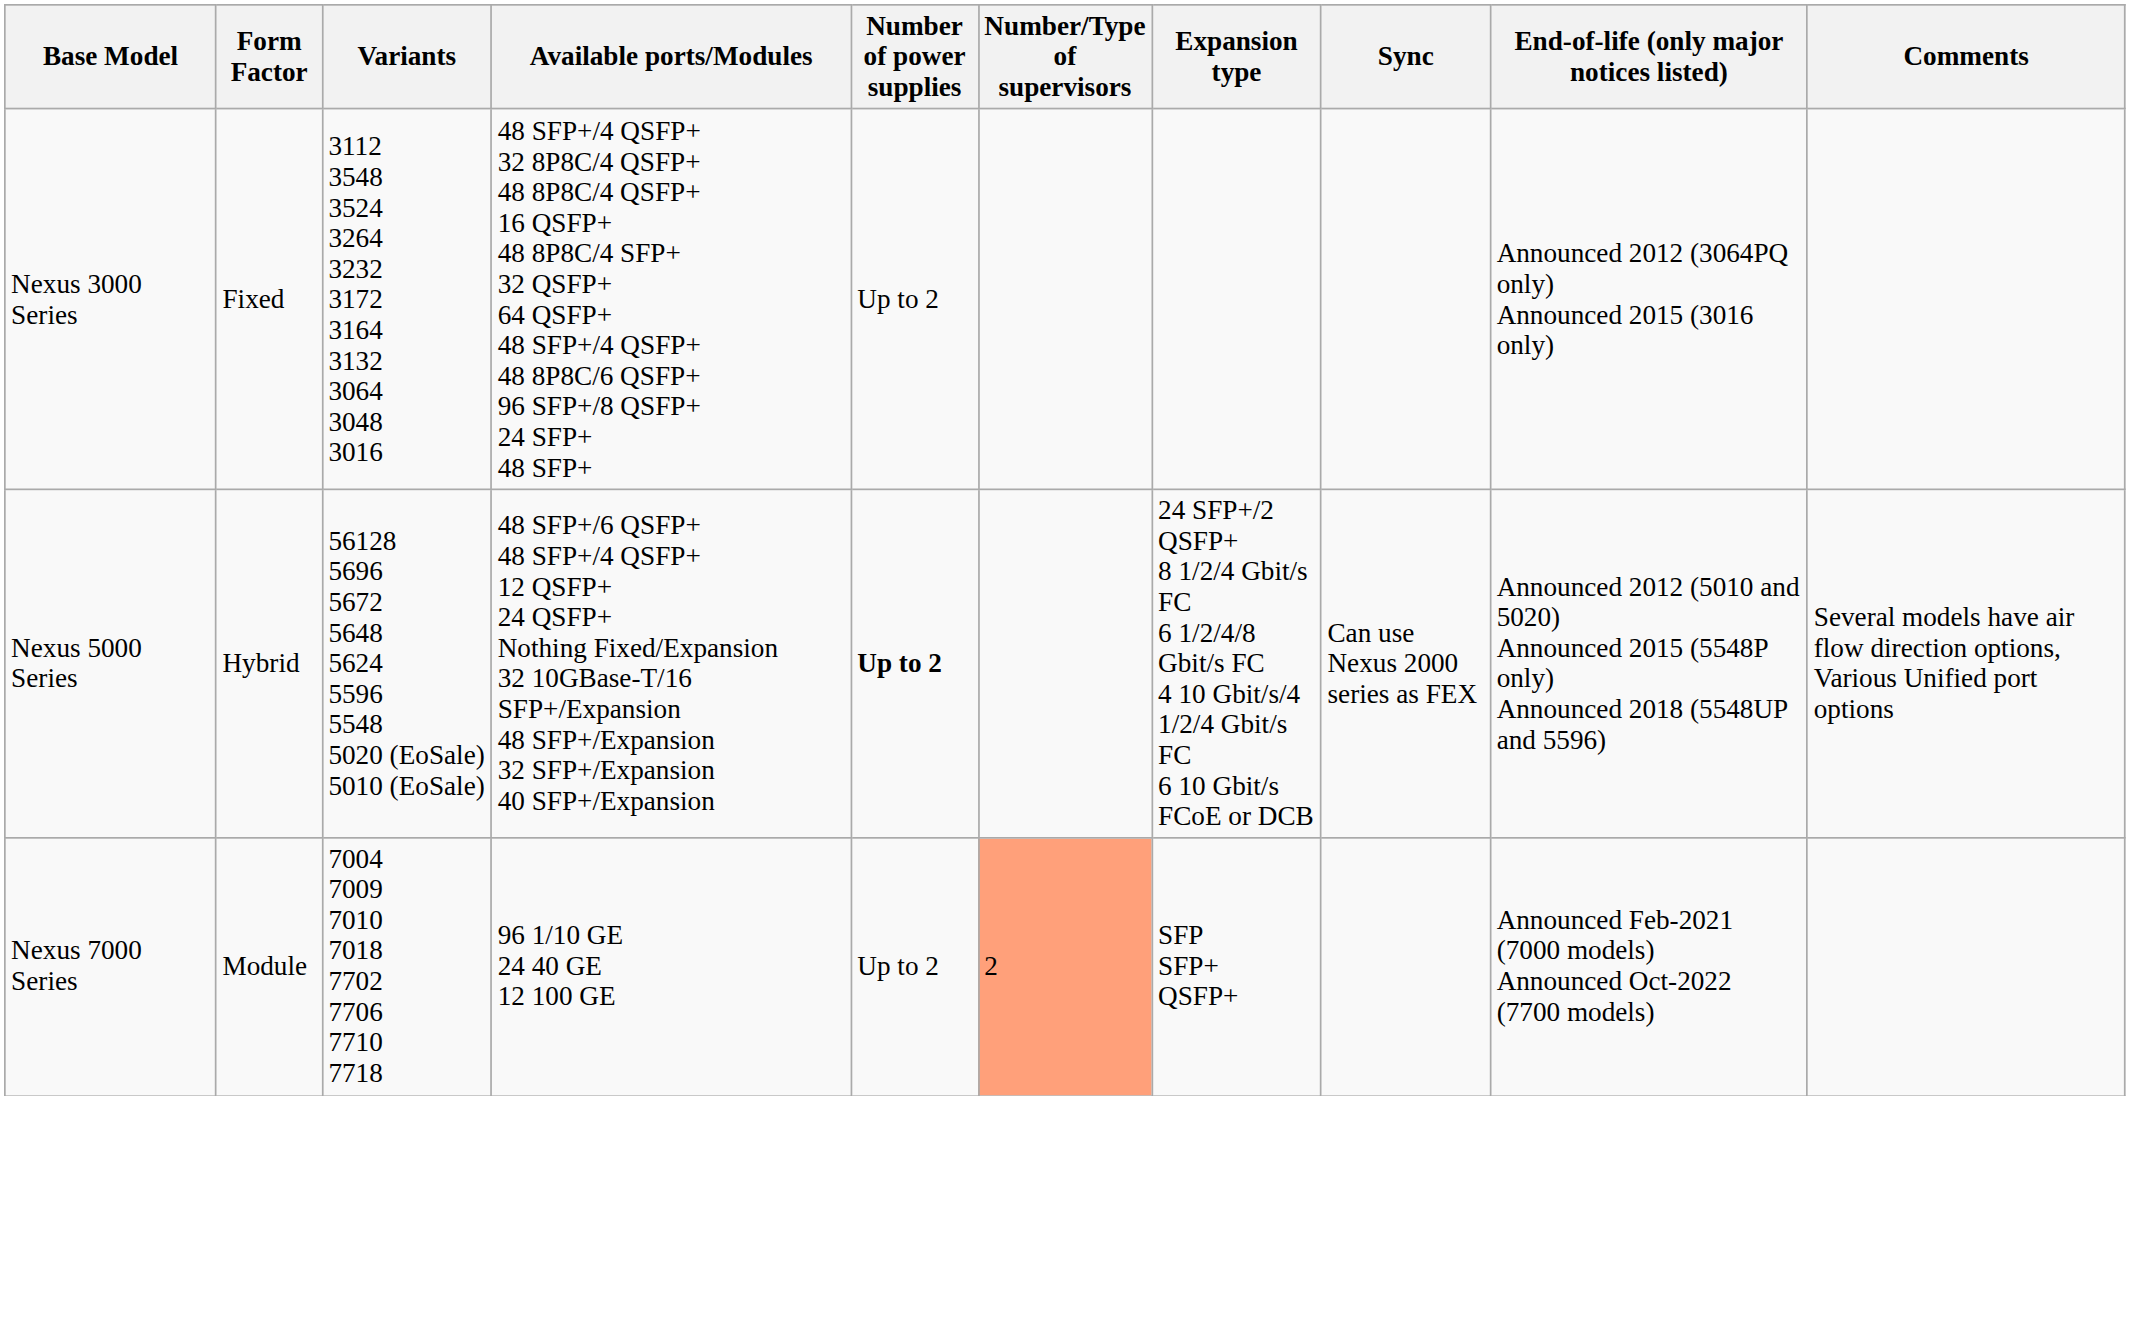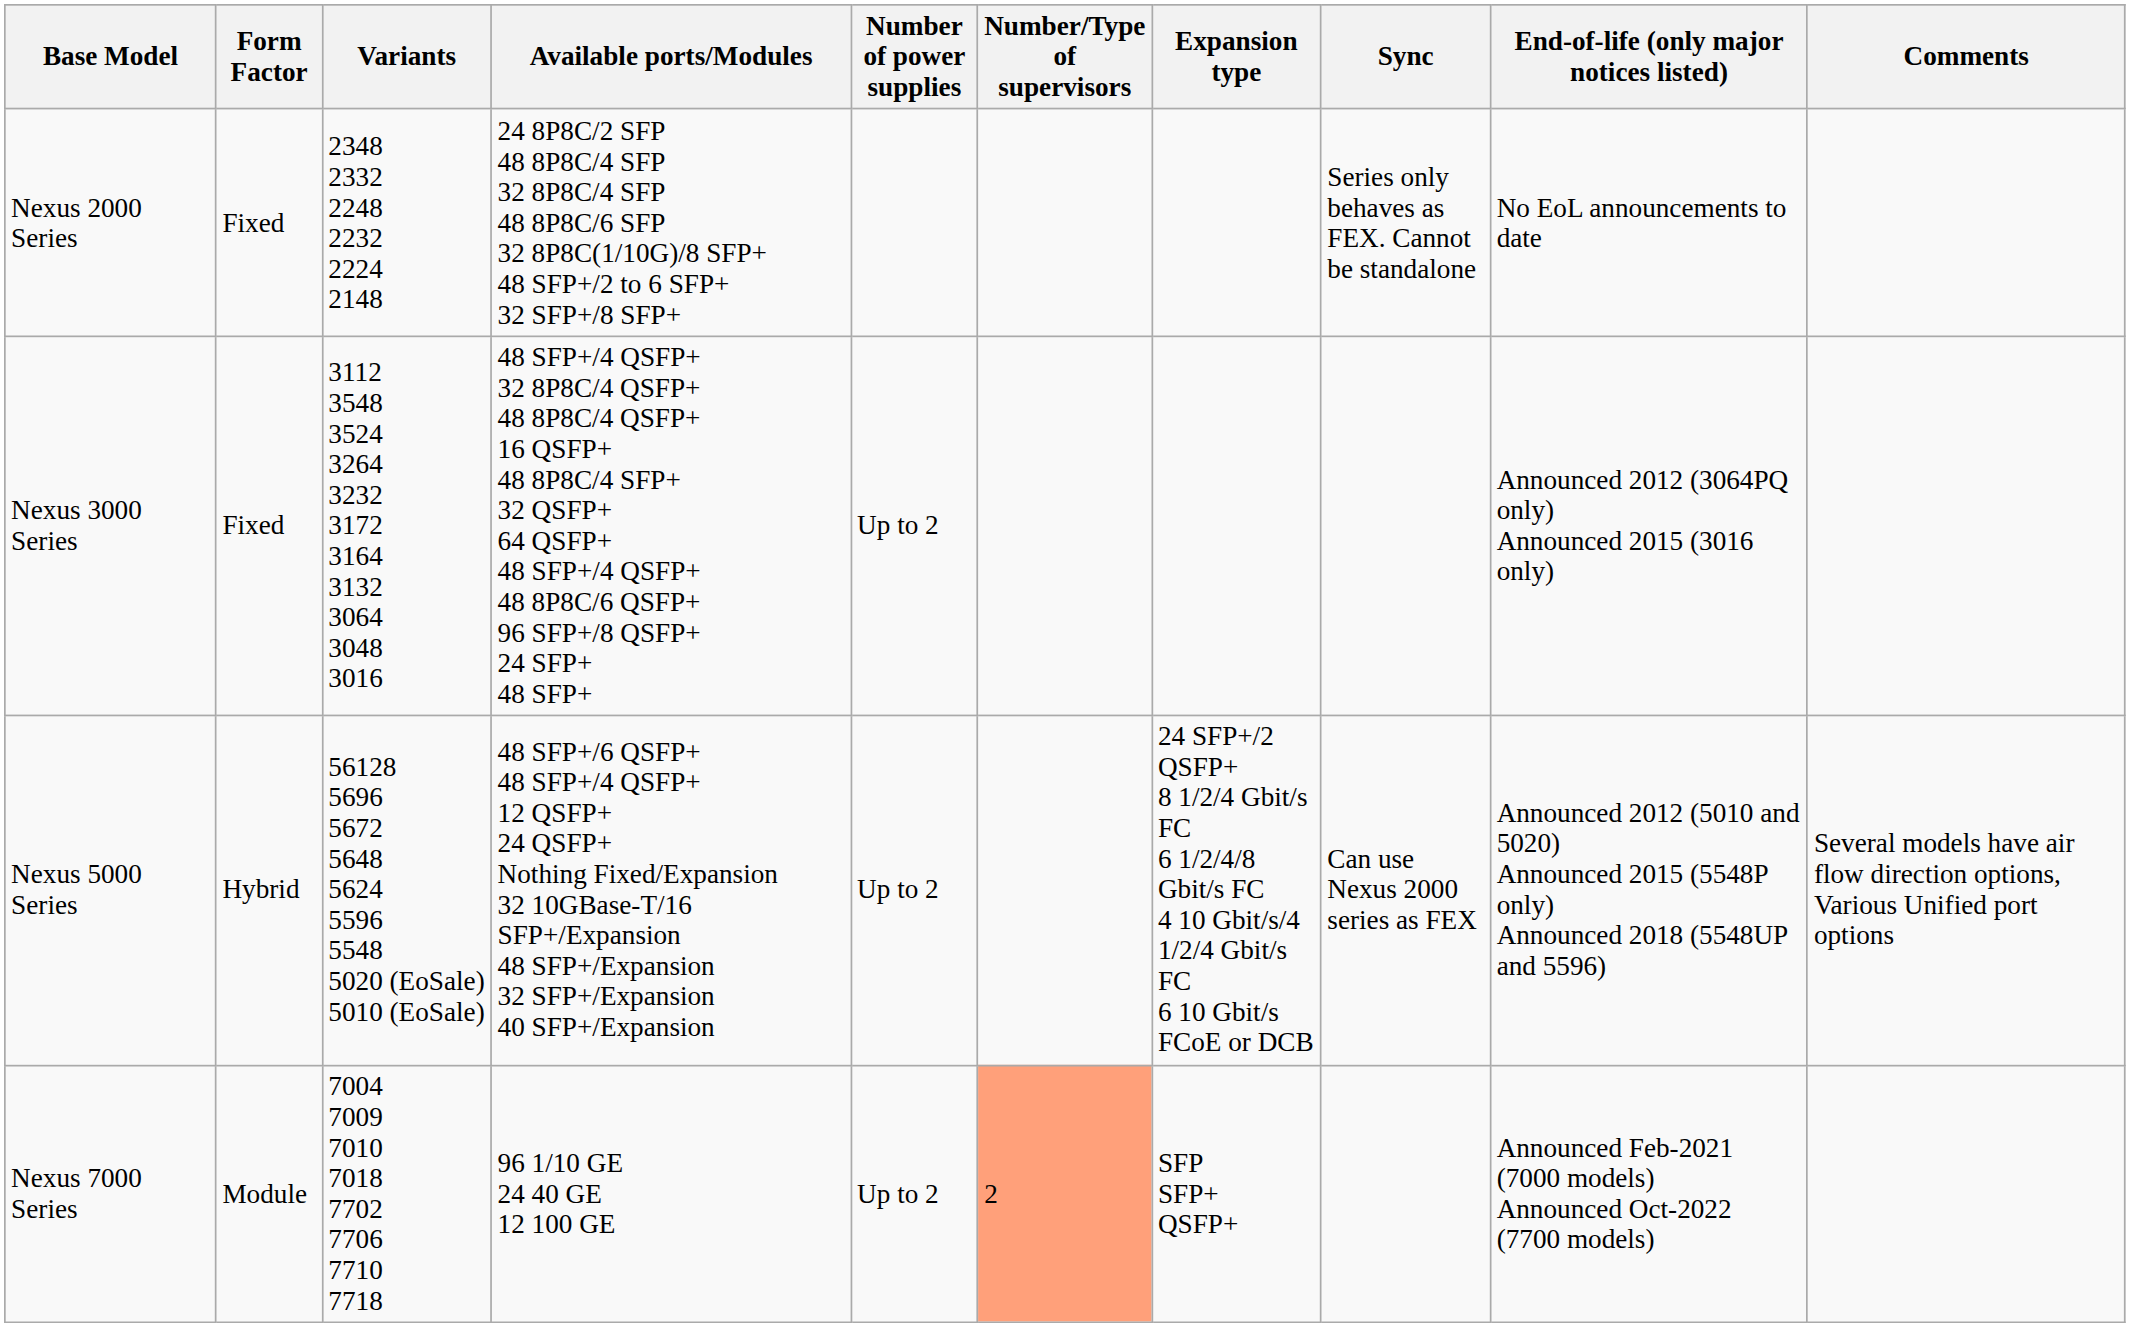+ row: (76, 222)
(900, 663) bold -> (898, 889) normal
